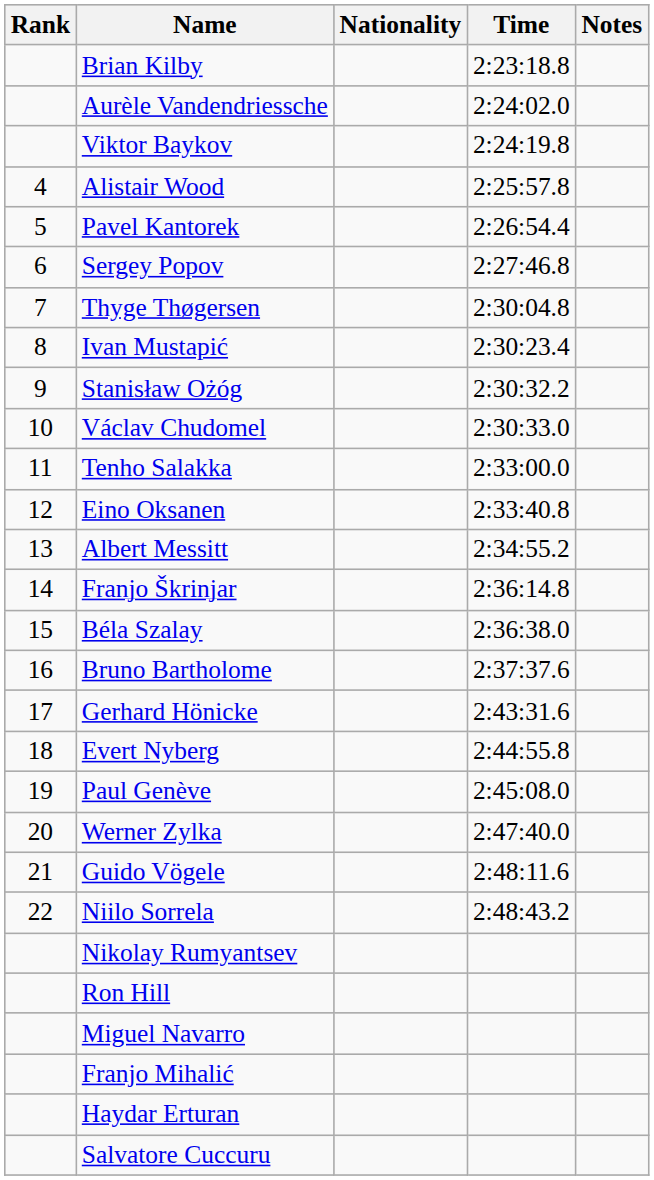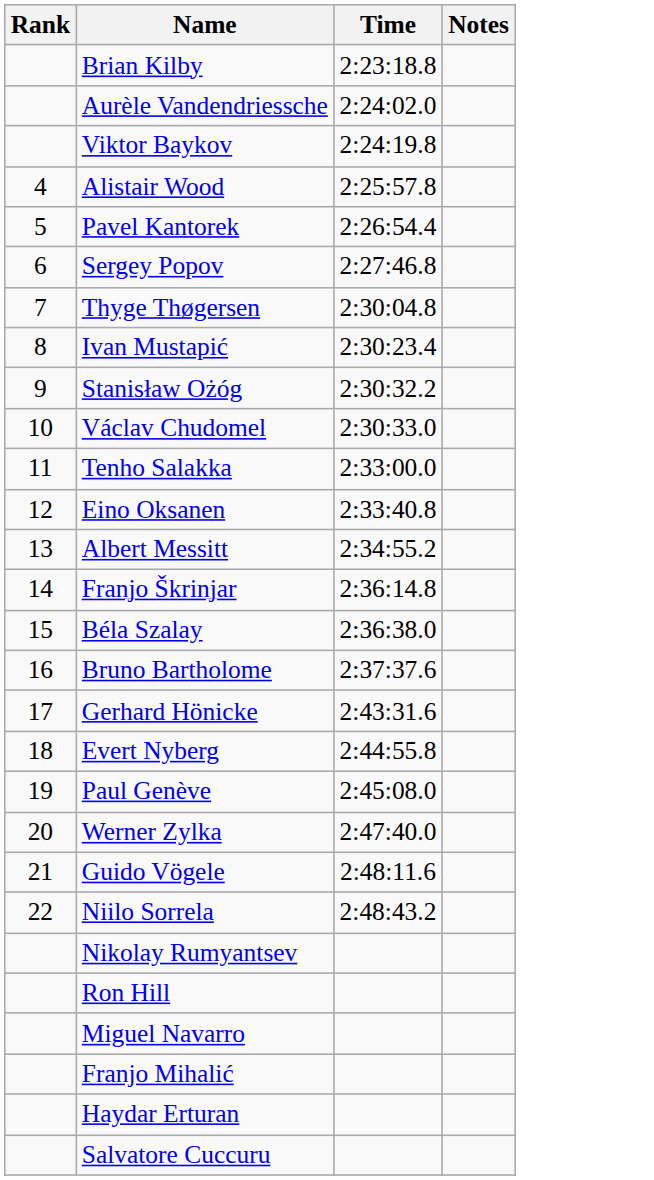- column: (400, 24)
